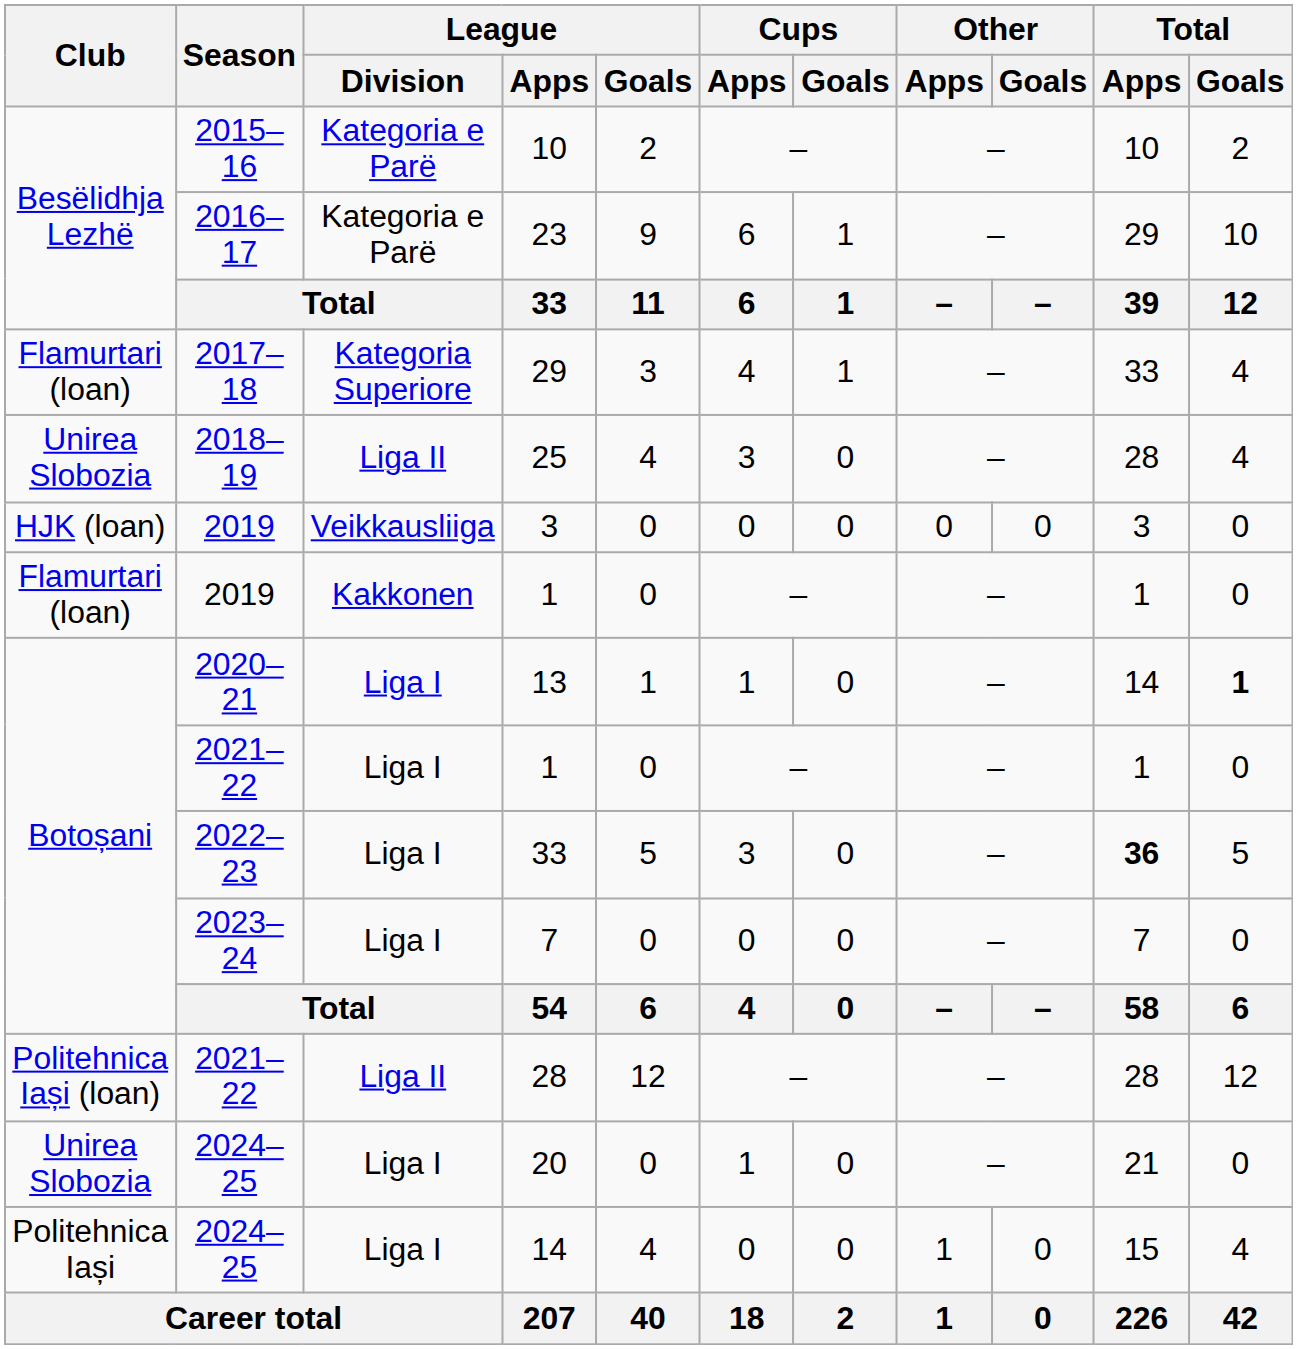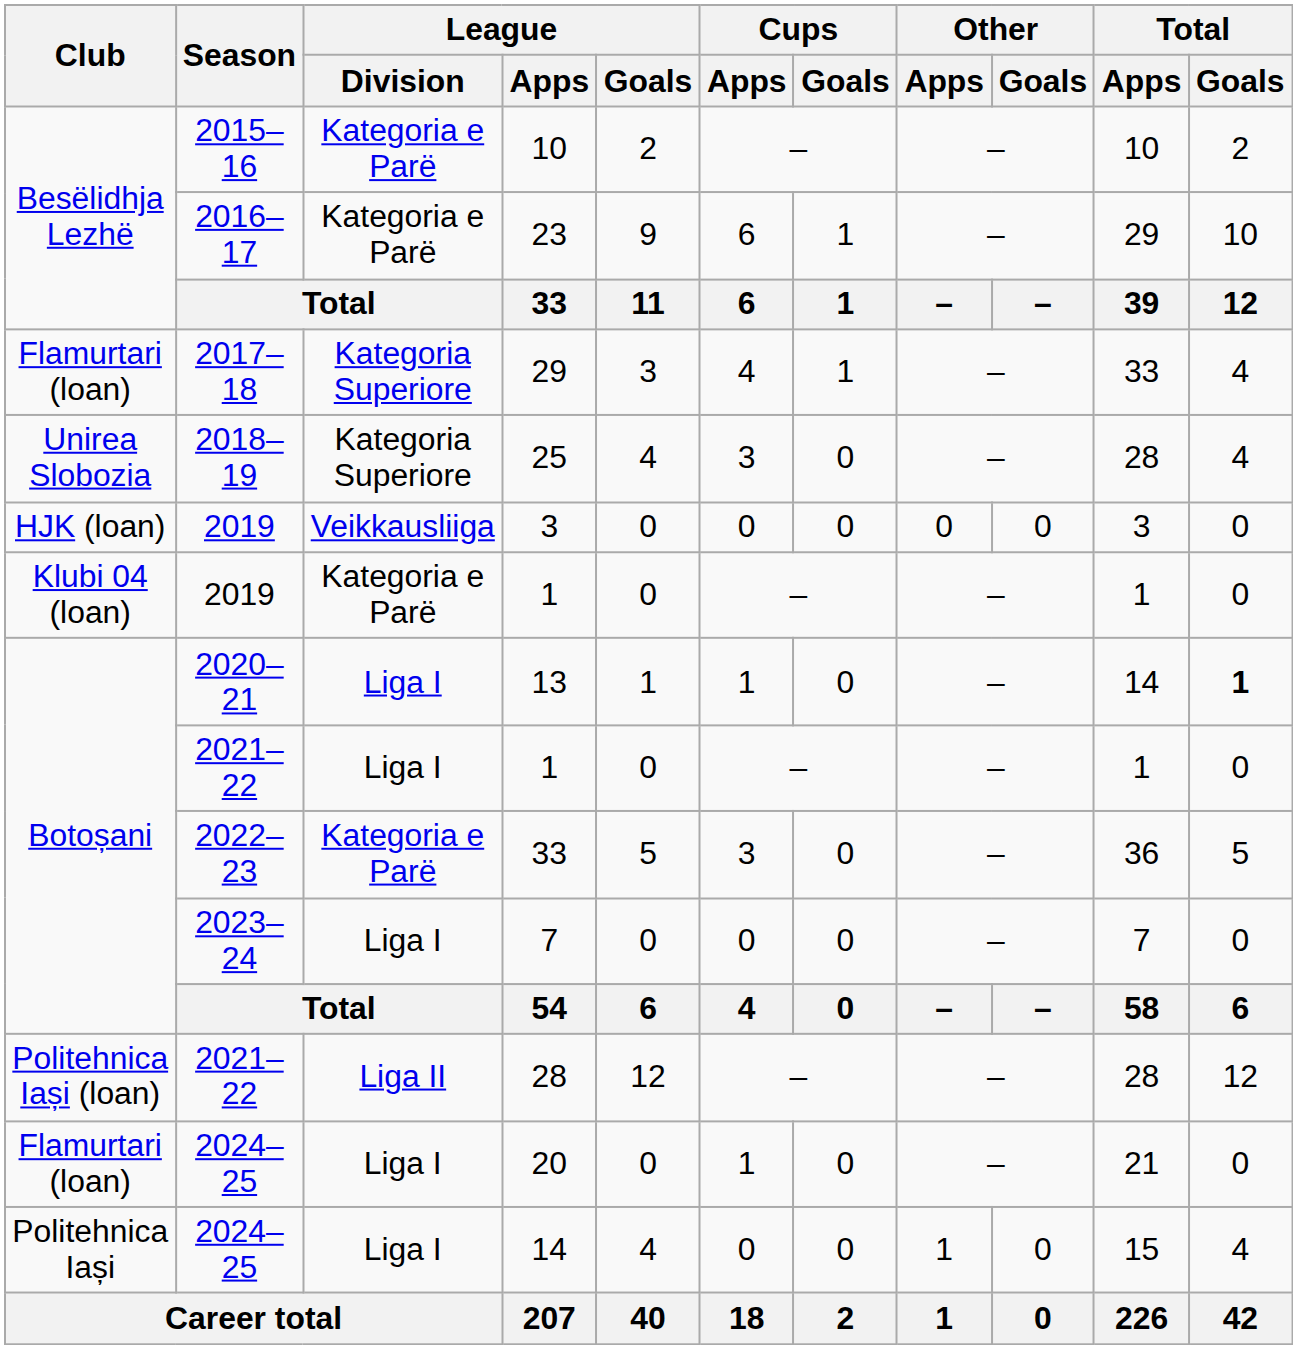(403, 458) Liga II -> (403, 458) Kategoria Superiore
(90, 594) Flamurtari (loan) -> (90, 594) Klubi 04 (loan)
(403, 594) Kakkonen -> (403, 594) Kategoria e Parë
(403, 853) Liga I -> (403, 853) Kategoria e Parë
(1142, 853) bold -> (1142, 853) normal
(90, 1163) Unirea Slobozia -> (90, 1163) Flamurtari (loan)
